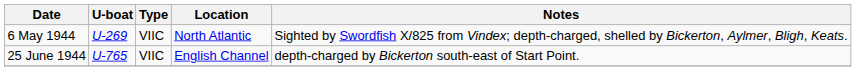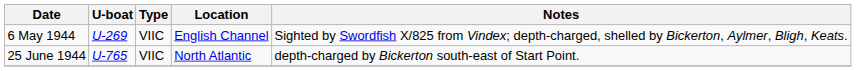(213, 35) North Atlantic -> (221, 35) English Channel
(221, 55) English Channel -> (213, 55) North Atlantic
